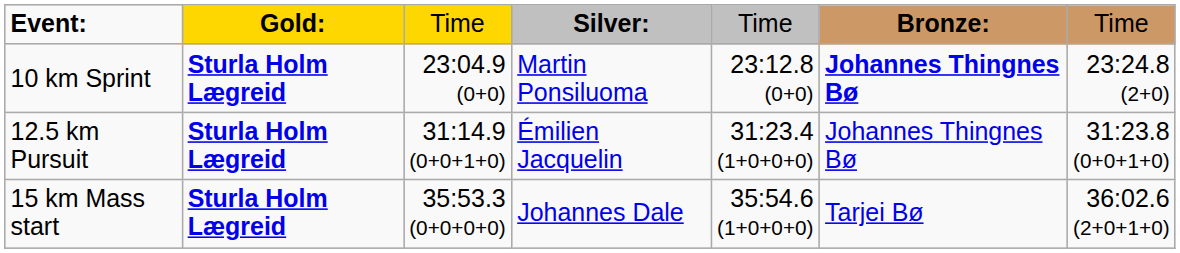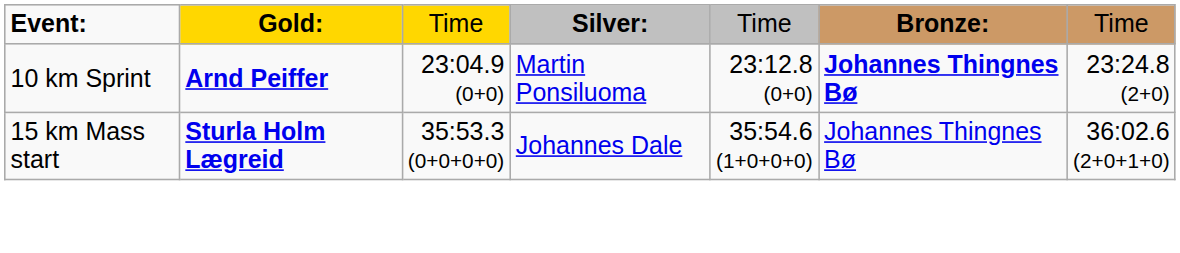(258, 77) Sturla Holm Lægreid -> (257, 77) Arnd Peiffer
- row: (55, 145)
(874, 213) Tarjei Bø -> (933, 145) Johannes Thingnes Bø
